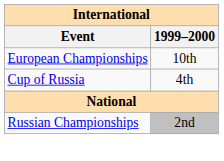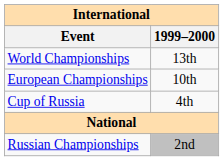+ row: (68, 58)
